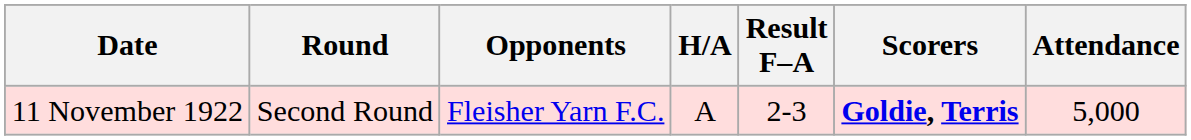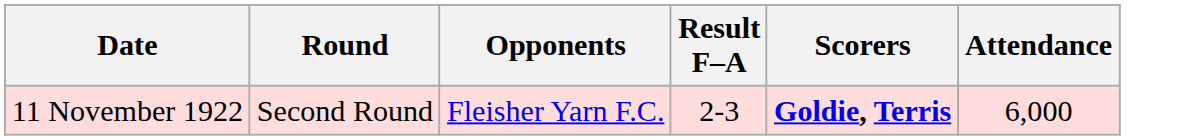- column: (705, 45)
(1106, 109) 5,000 -> (1039, 109) 6,000
